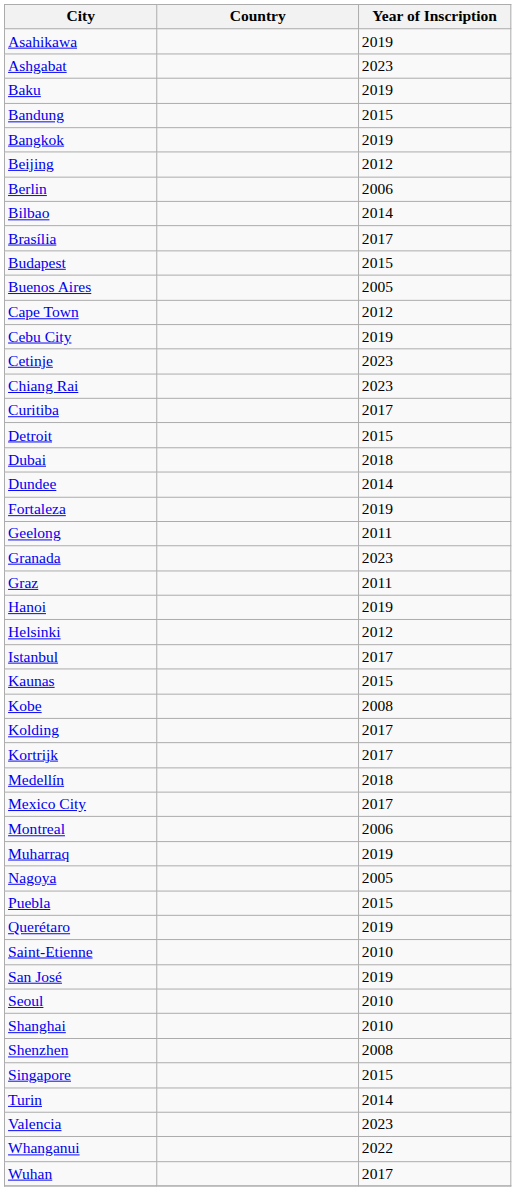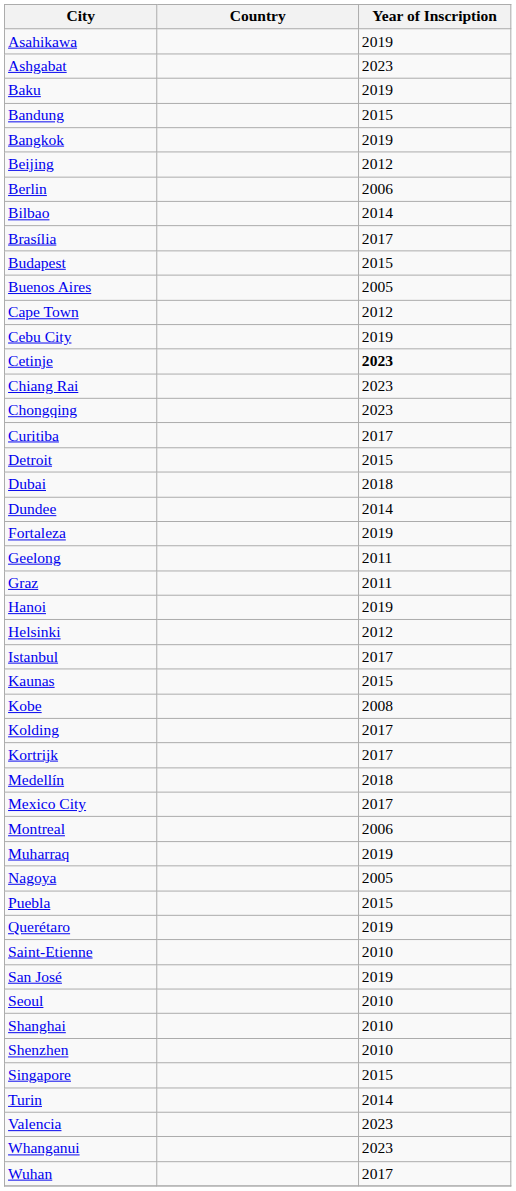(377, 361) normal -> (377, 361) bold
+ row: (43, 410)
- row: (34, 558)
(377, 1050) 2008 -> (377, 1050) 2010
(377, 1149) 2022 -> (377, 1149) 2023
